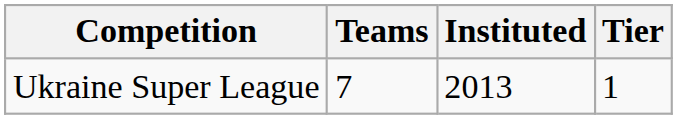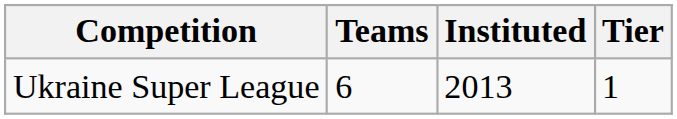(344, 85) 7 -> (344, 85) 6
